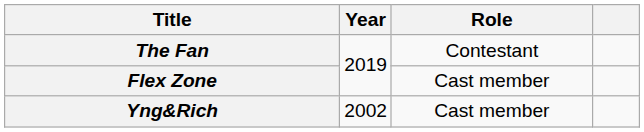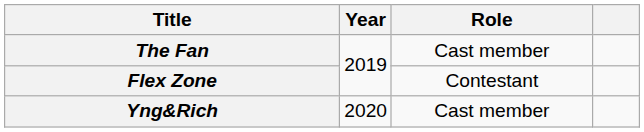(492, 50) Contestant -> (492, 50) Cast member
(492, 80) Cast member -> (492, 80) Contestant
(366, 111) 2002 -> (366, 111) 2020
